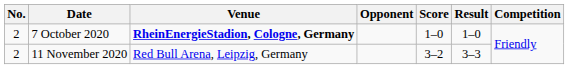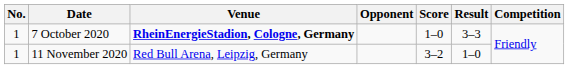(16, 34) 2 -> (16, 34) 1
(471, 34) 1–0 -> (471, 34) 3–3
(16, 53) 2 -> (16, 53) 1
(471, 53) 3–3 -> (471, 53) 1–0
